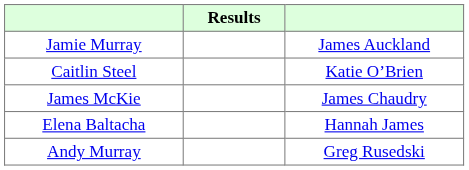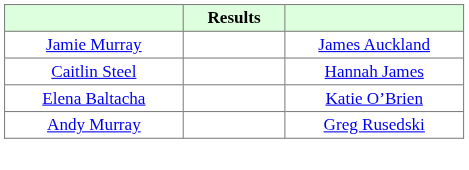(374, 71) Katie O’Brien -> (374, 71) Hannah James
- row: (94, 98)
(374, 124) Hannah James -> (374, 98) Katie O’Brien
